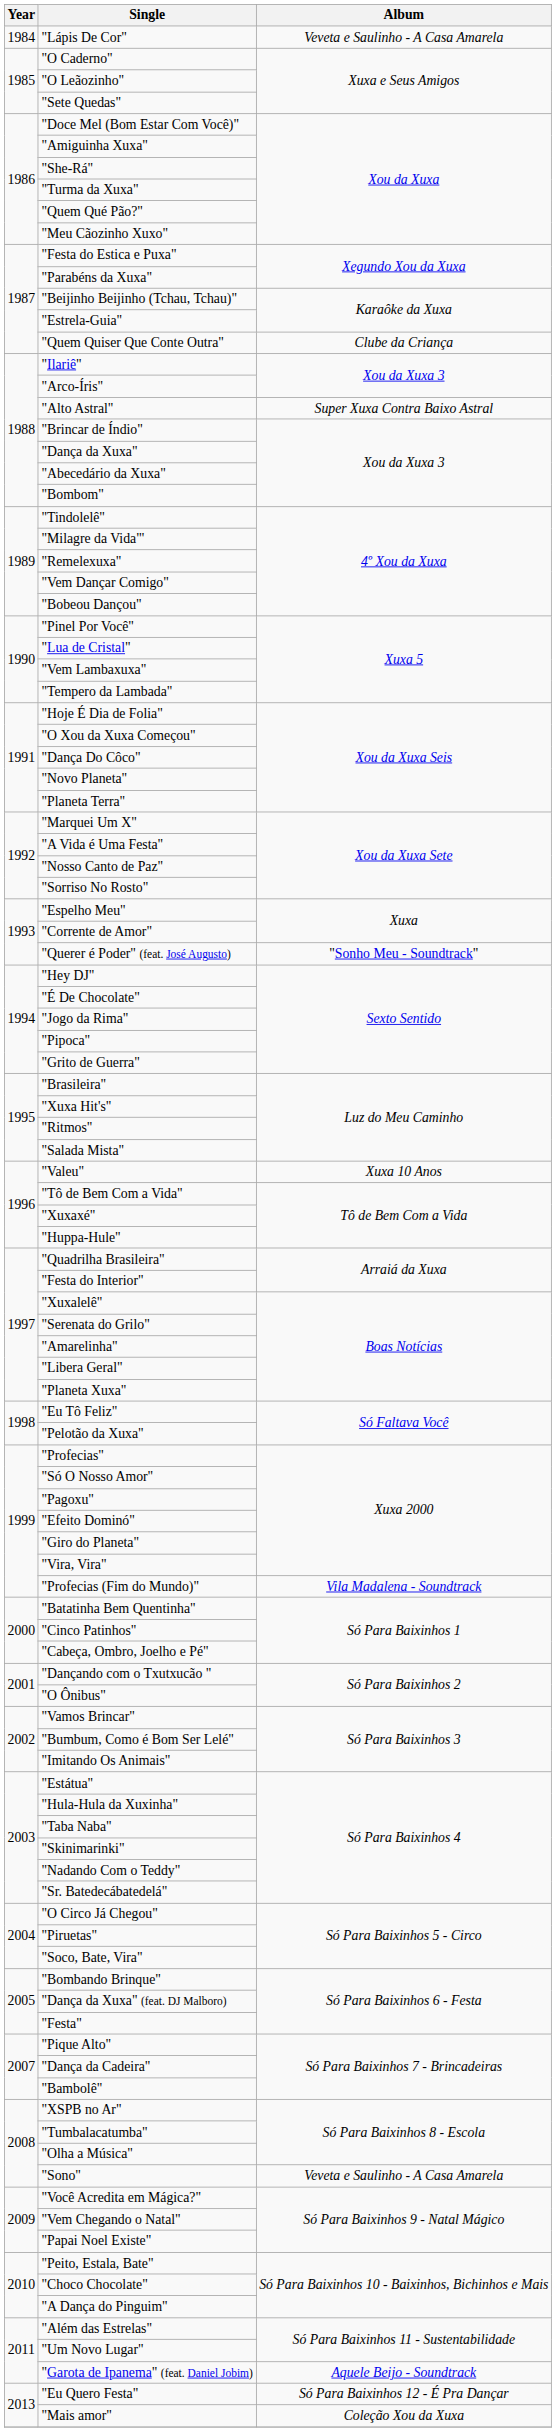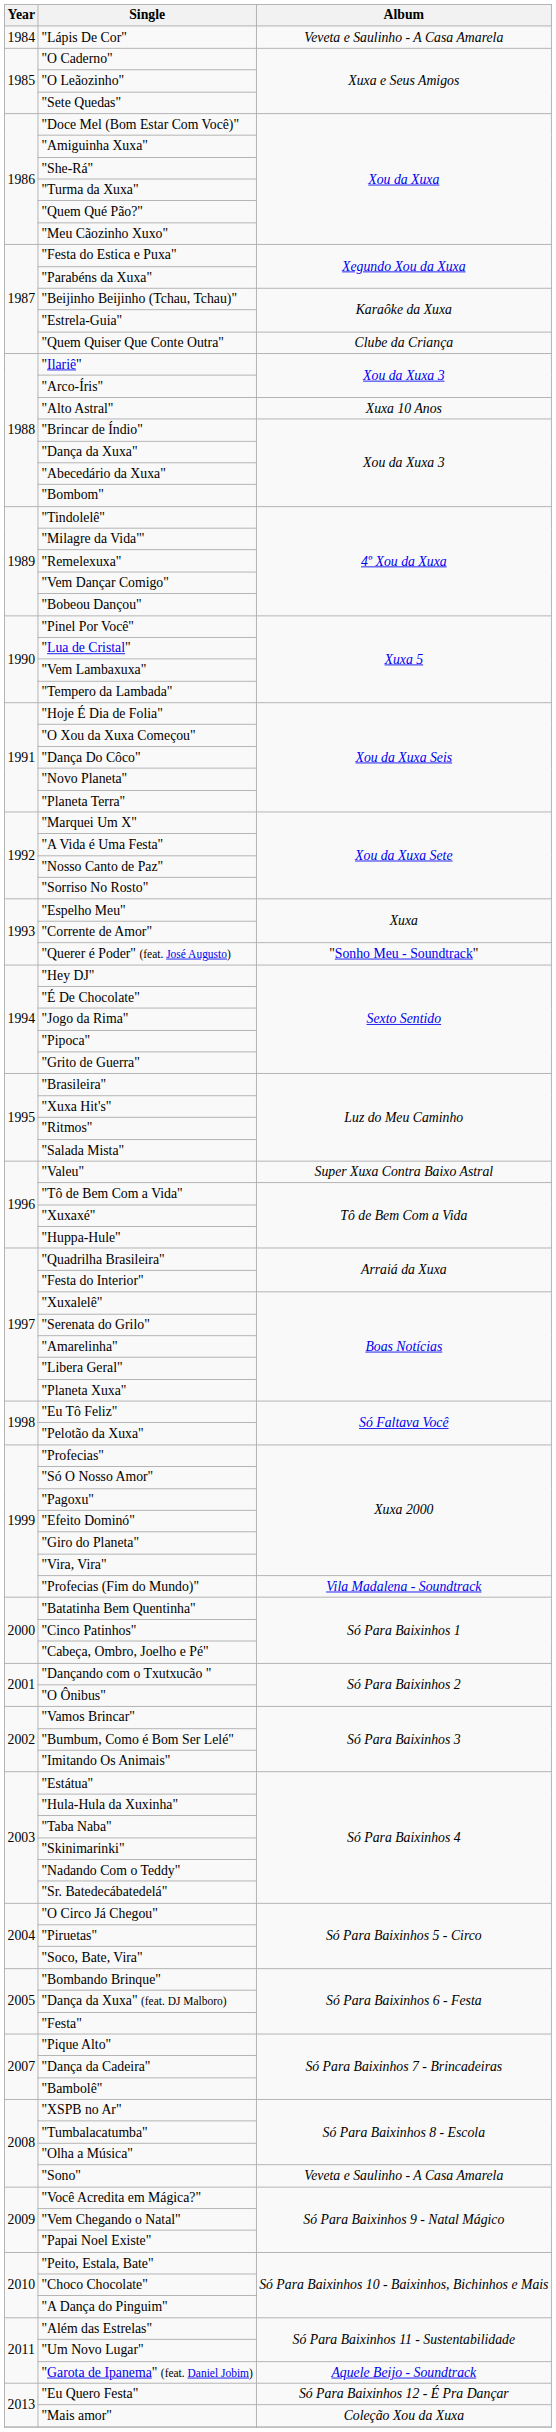(404, 408) Super Xuxa Contra Baixo Astral -> (404, 408) Xuxa 10 Anos
(404, 1172) Xuxa 10 Anos -> (404, 1172) Super Xuxa Contra Baixo Astral
